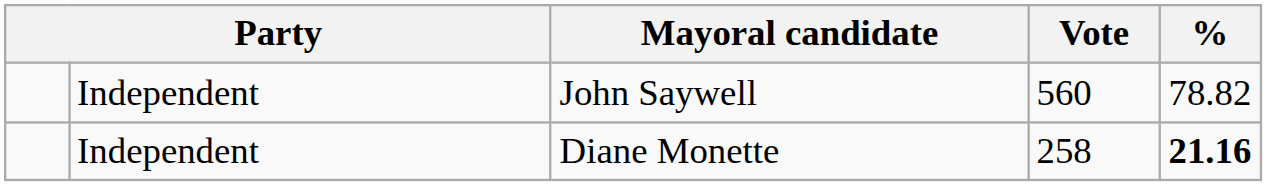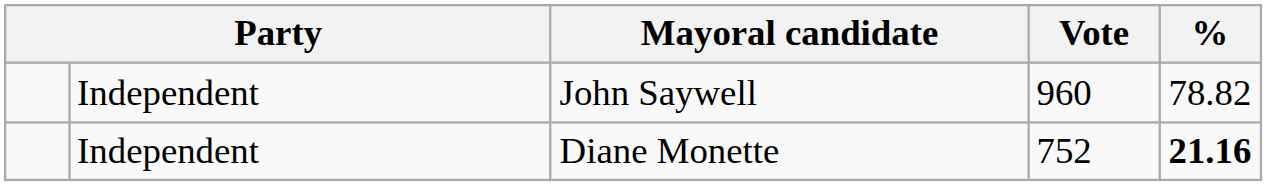(1064, 92) 560 -> (1064, 92) 960
(1064, 150) 258 -> (1064, 150) 752
